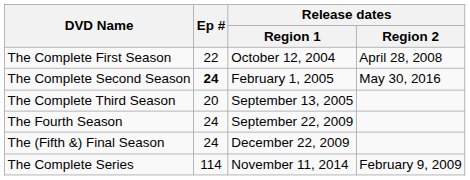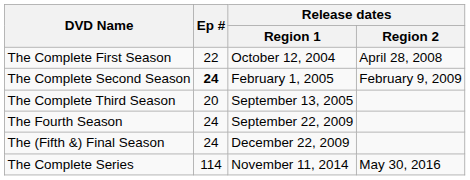(400, 79) May 30, 2016 -> (411, 79) February 9, 2009
(411, 164) February 9, 2009 -> (400, 164) May 30, 2016
